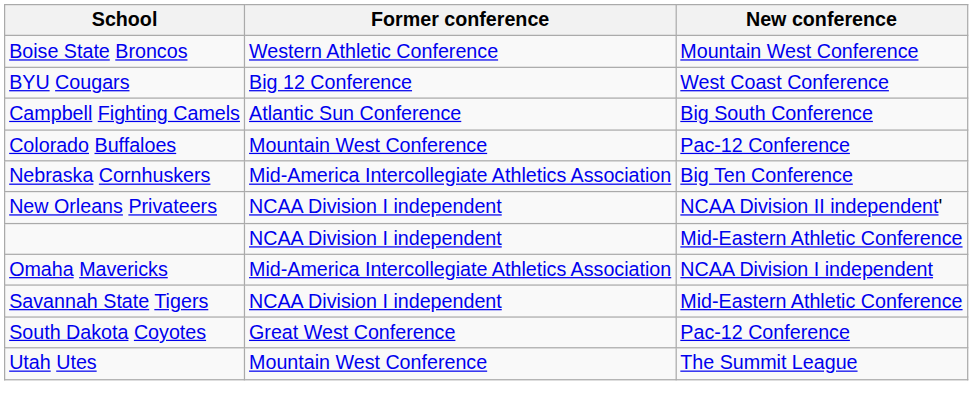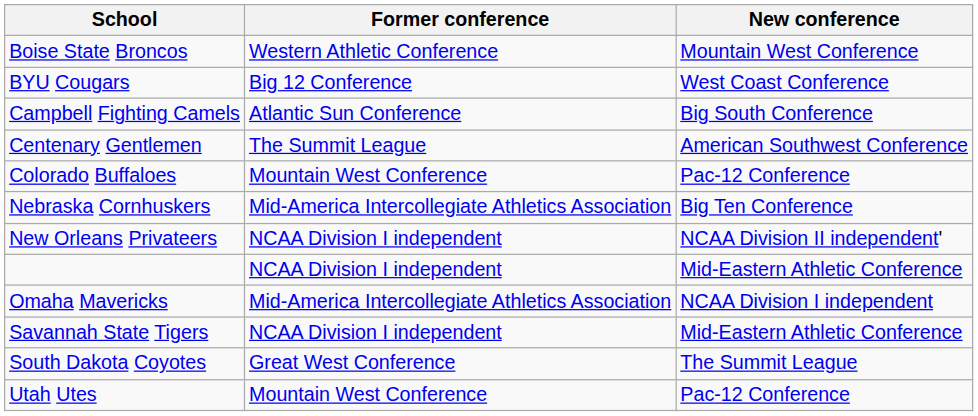+ row: (105, 144)
(765, 332) Pac-12 Conference -> (769, 363) The Summit League
(769, 363) The Summit League -> (765, 394) Pac-12 Conference
